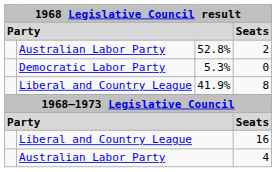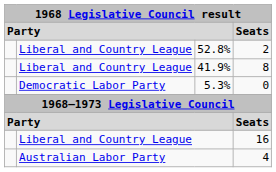(92, 49) Australian Labor Party -> (106, 49) Liberal and Country League
rows swapped: (214, 85) <-> (217, 67)
